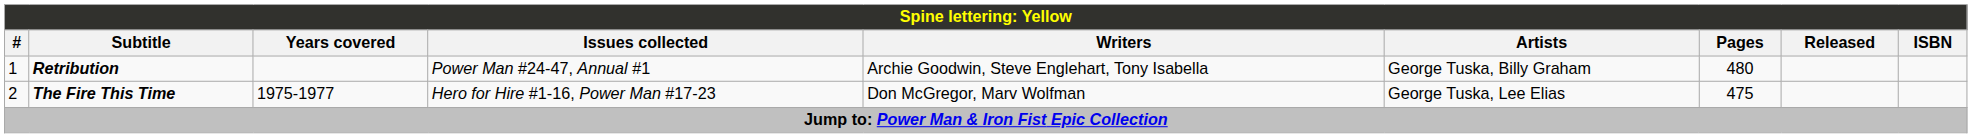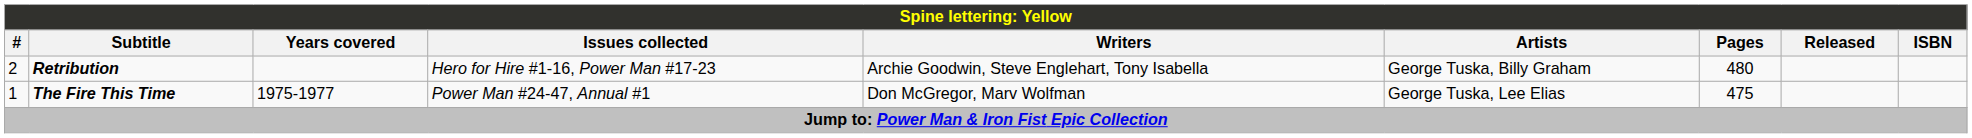(13, 68) 1 -> (13, 68) 2
(541, 68) Power Man #24-47, Annual #1 -> (574, 68) Hero for Hire #1-16, Power Man #17-23
(13, 94) 2 -> (13, 94) 1
(574, 94) Hero for Hire #1-16, Power Man #17-23 -> (541, 94) Power Man #24-47, Annual #1
